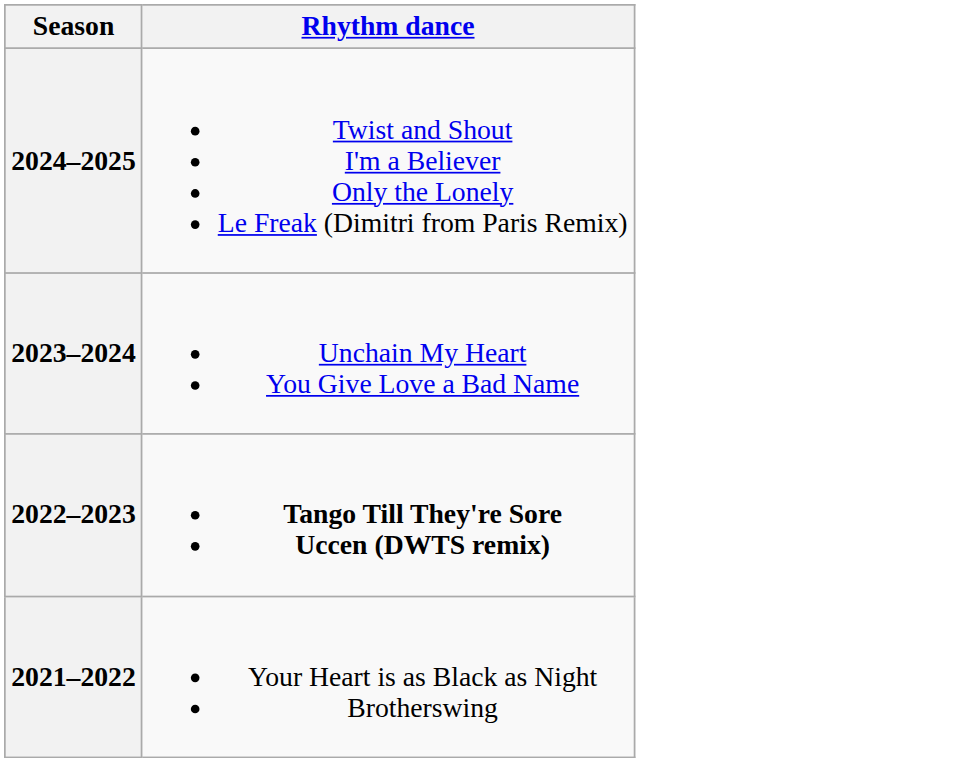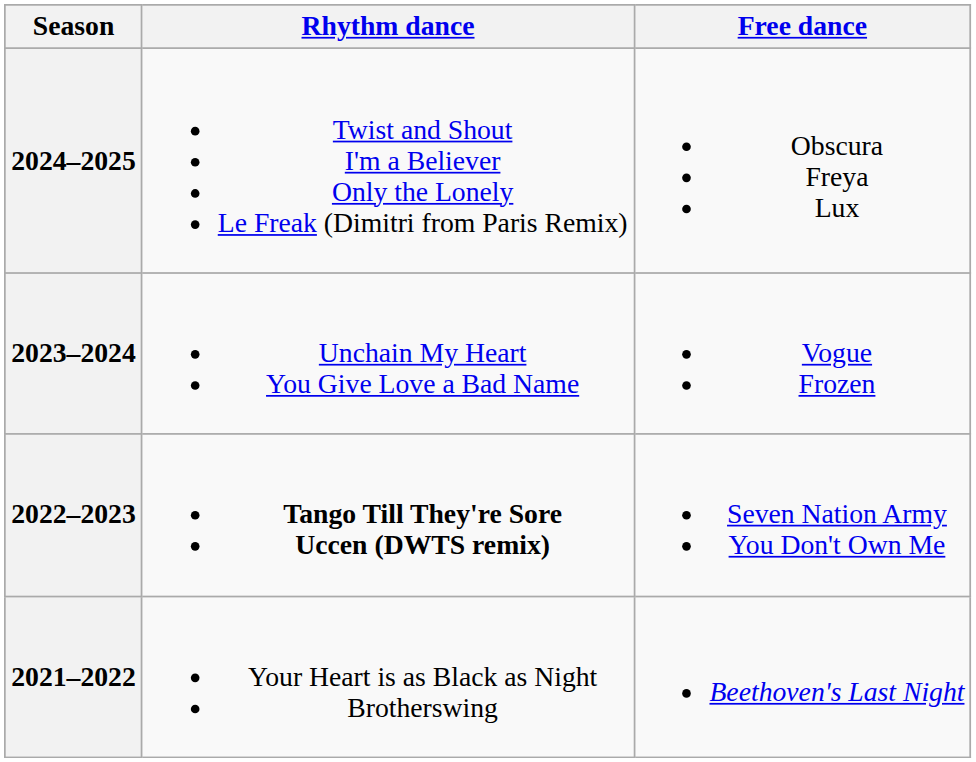+ column: (802, 26)
